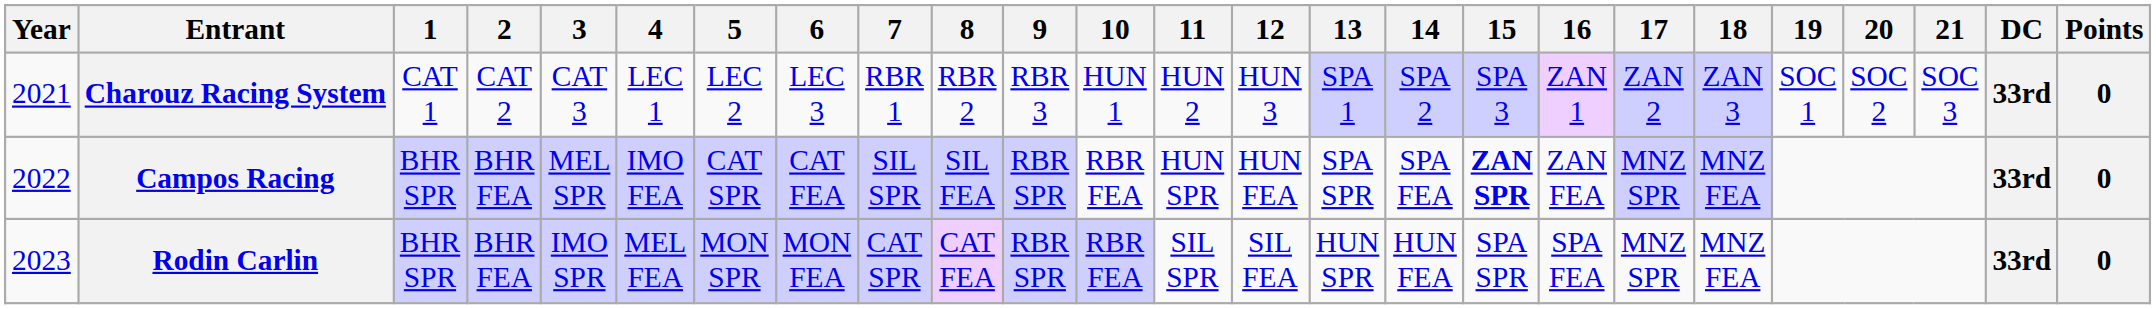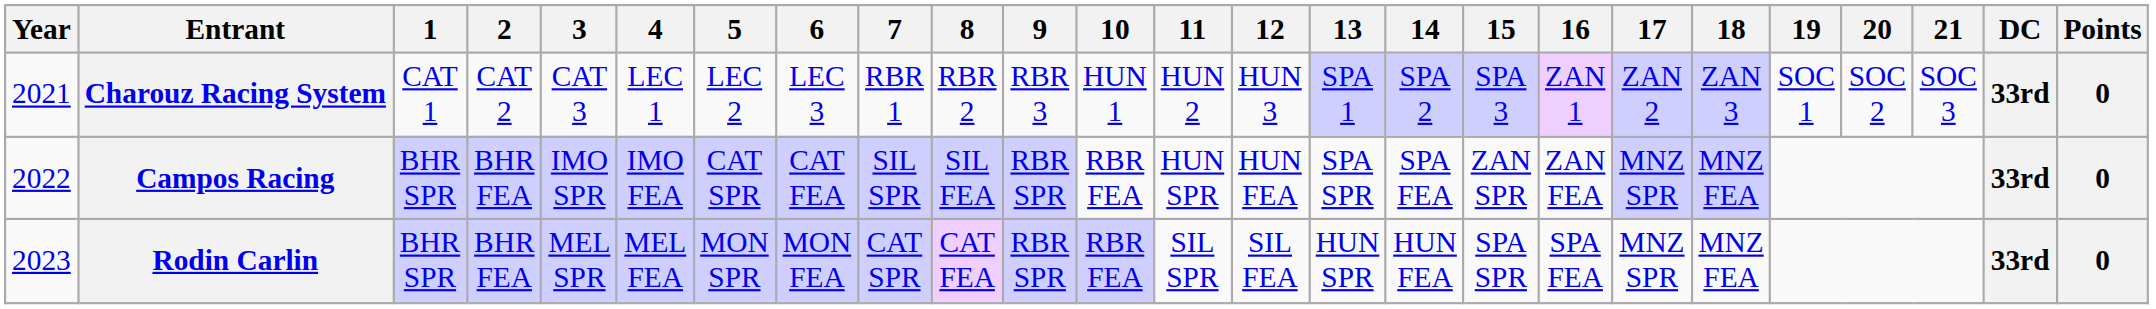(579, 177) MEL SPR -> (579, 177) IMO SPR
(1502, 177) bold -> (1501, 177) normal
(579, 260) IMO SPR -> (579, 260) MEL SPR
